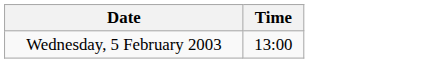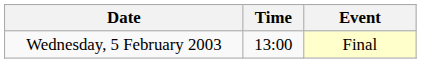+ column: (360, 17)
